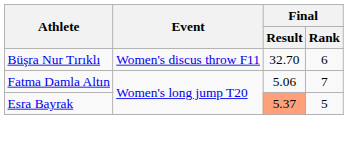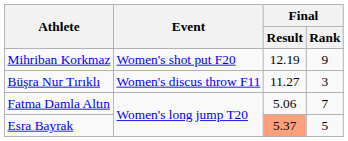+ row: (59, 59)
(284, 59) 32.70 -> (285, 81) 11.27
(324, 59) 6 -> (325, 81) 3
